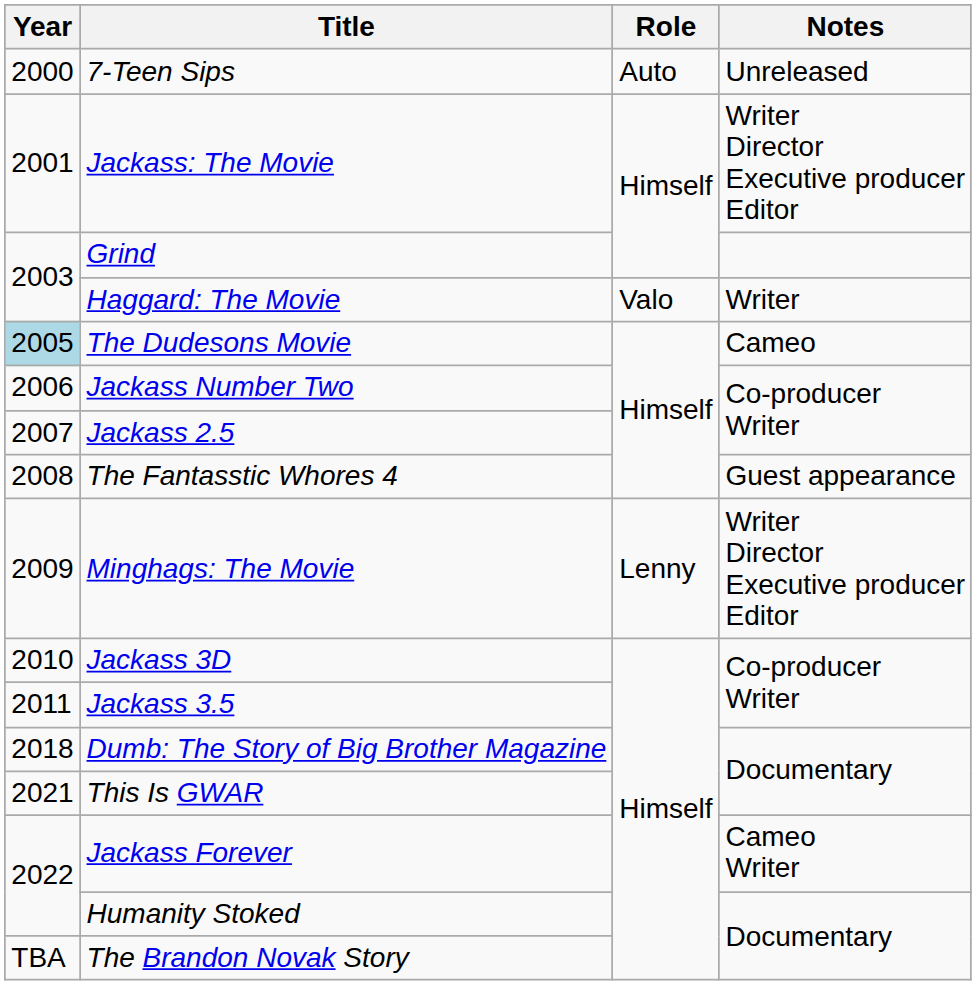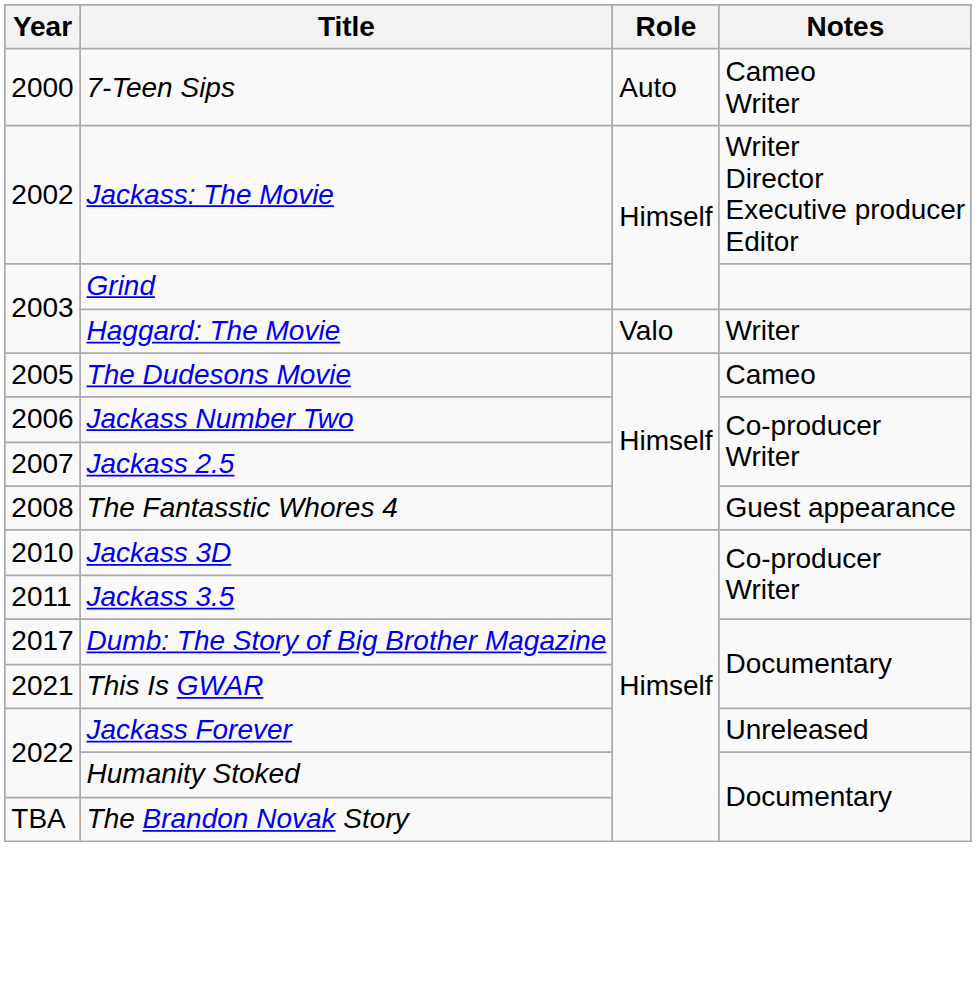(797, 71) Unreleased -> (771, 86) Cameo Writer
(42, 162) 2001 -> (42, 194) 2002
(42, 343) lightblue background -> (42, 374) no background
- row: (220, 568)
(42, 748) 2018 -> (42, 641) 2017
(771, 853) Cameo Writer -> (797, 729) Unreleased
